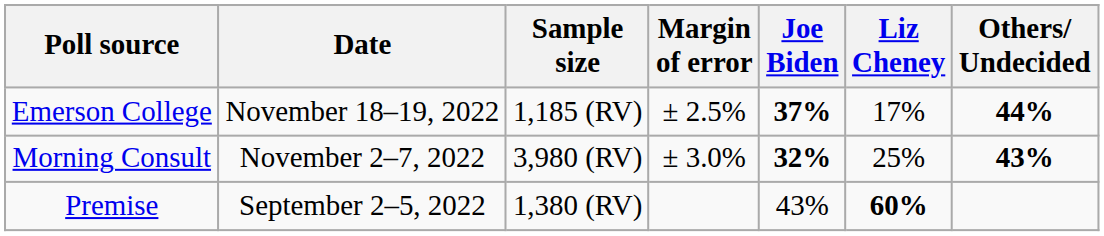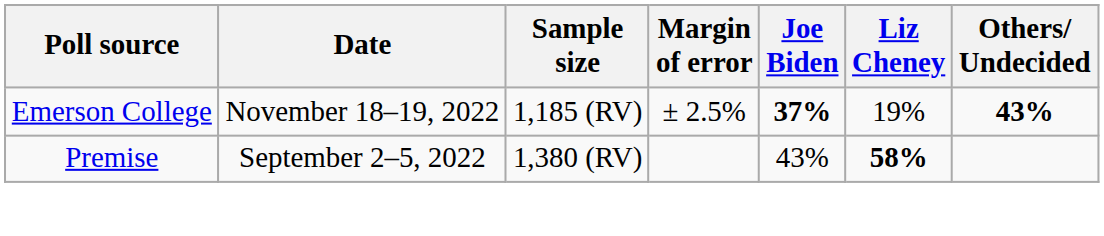(899, 110) 17% -> (899, 110) 19%
(1025, 110) 44% -> (1025, 110) 43%
- row: (112, 158)
(899, 206) 60% -> (899, 158) 58%
